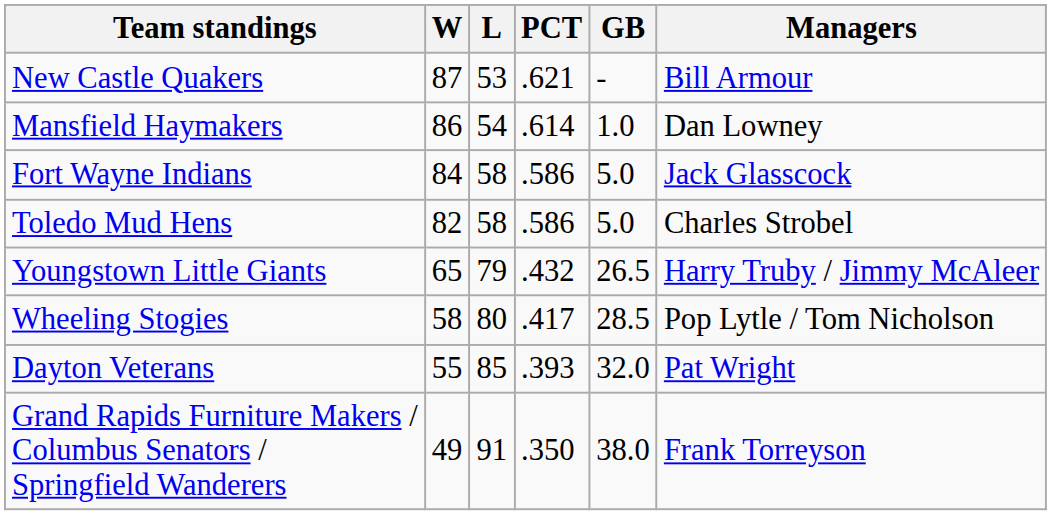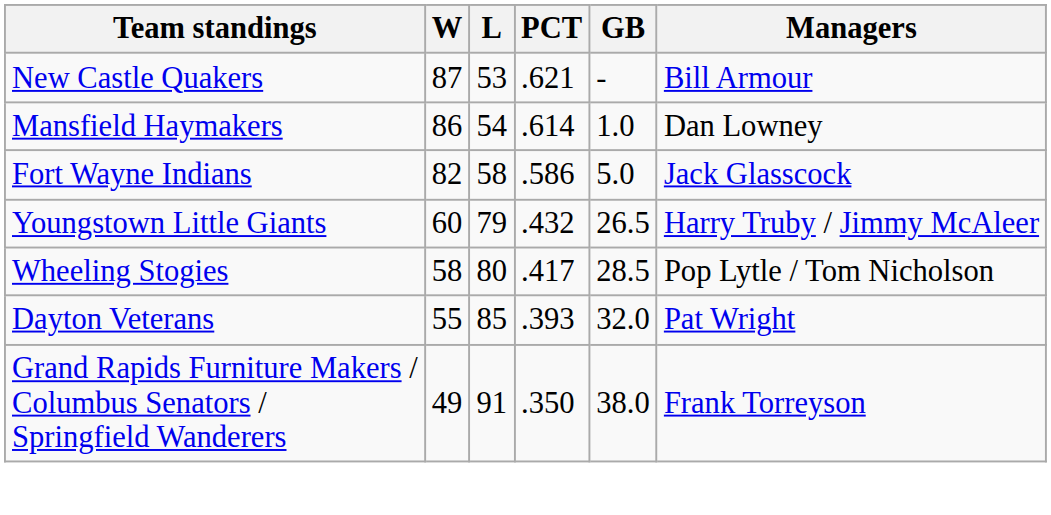(447, 174) 84 -> (447, 174) 82
- row: (122, 222)
(447, 271) 65 -> (447, 222) 60
